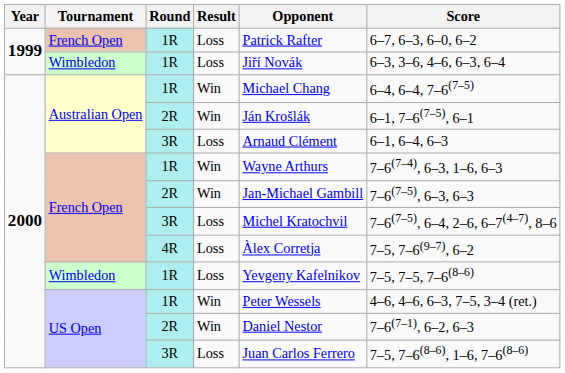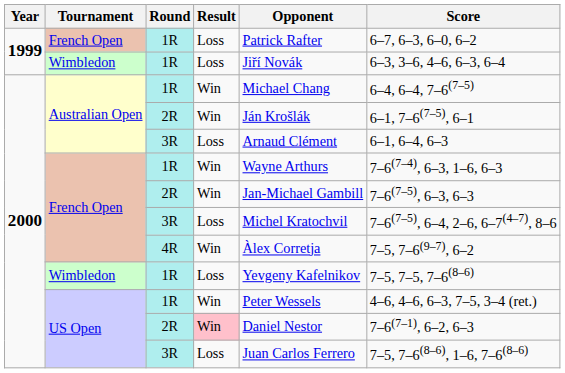(210, 248) Loss -> (209, 248) Win
(209, 326) no background -> (209, 326) pink background
